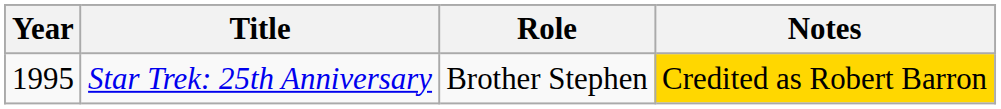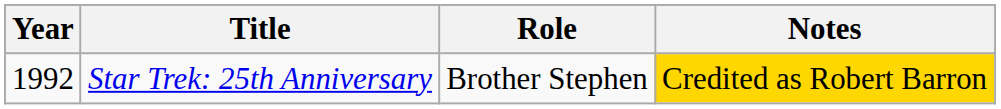(43, 77) 1995 -> (43, 77) 1992
